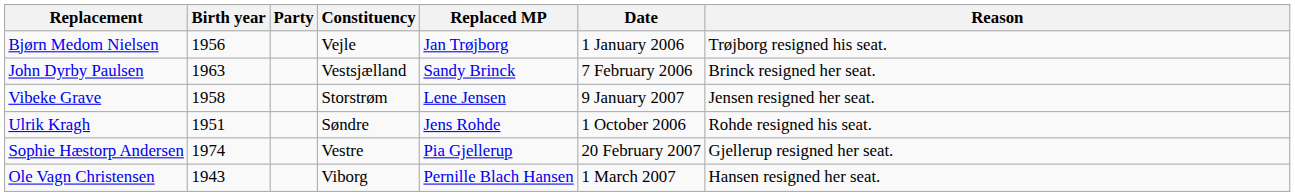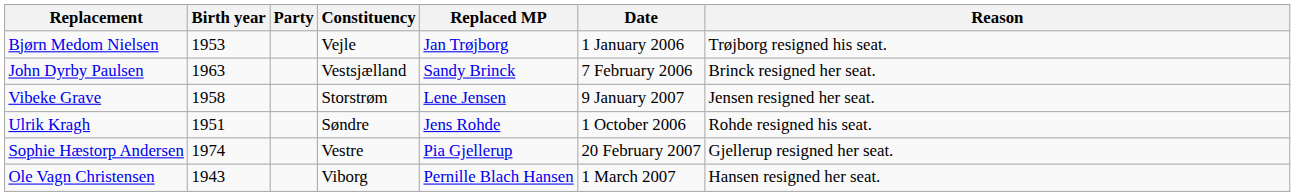(208, 44) 1956 -> (208, 44) 1953
